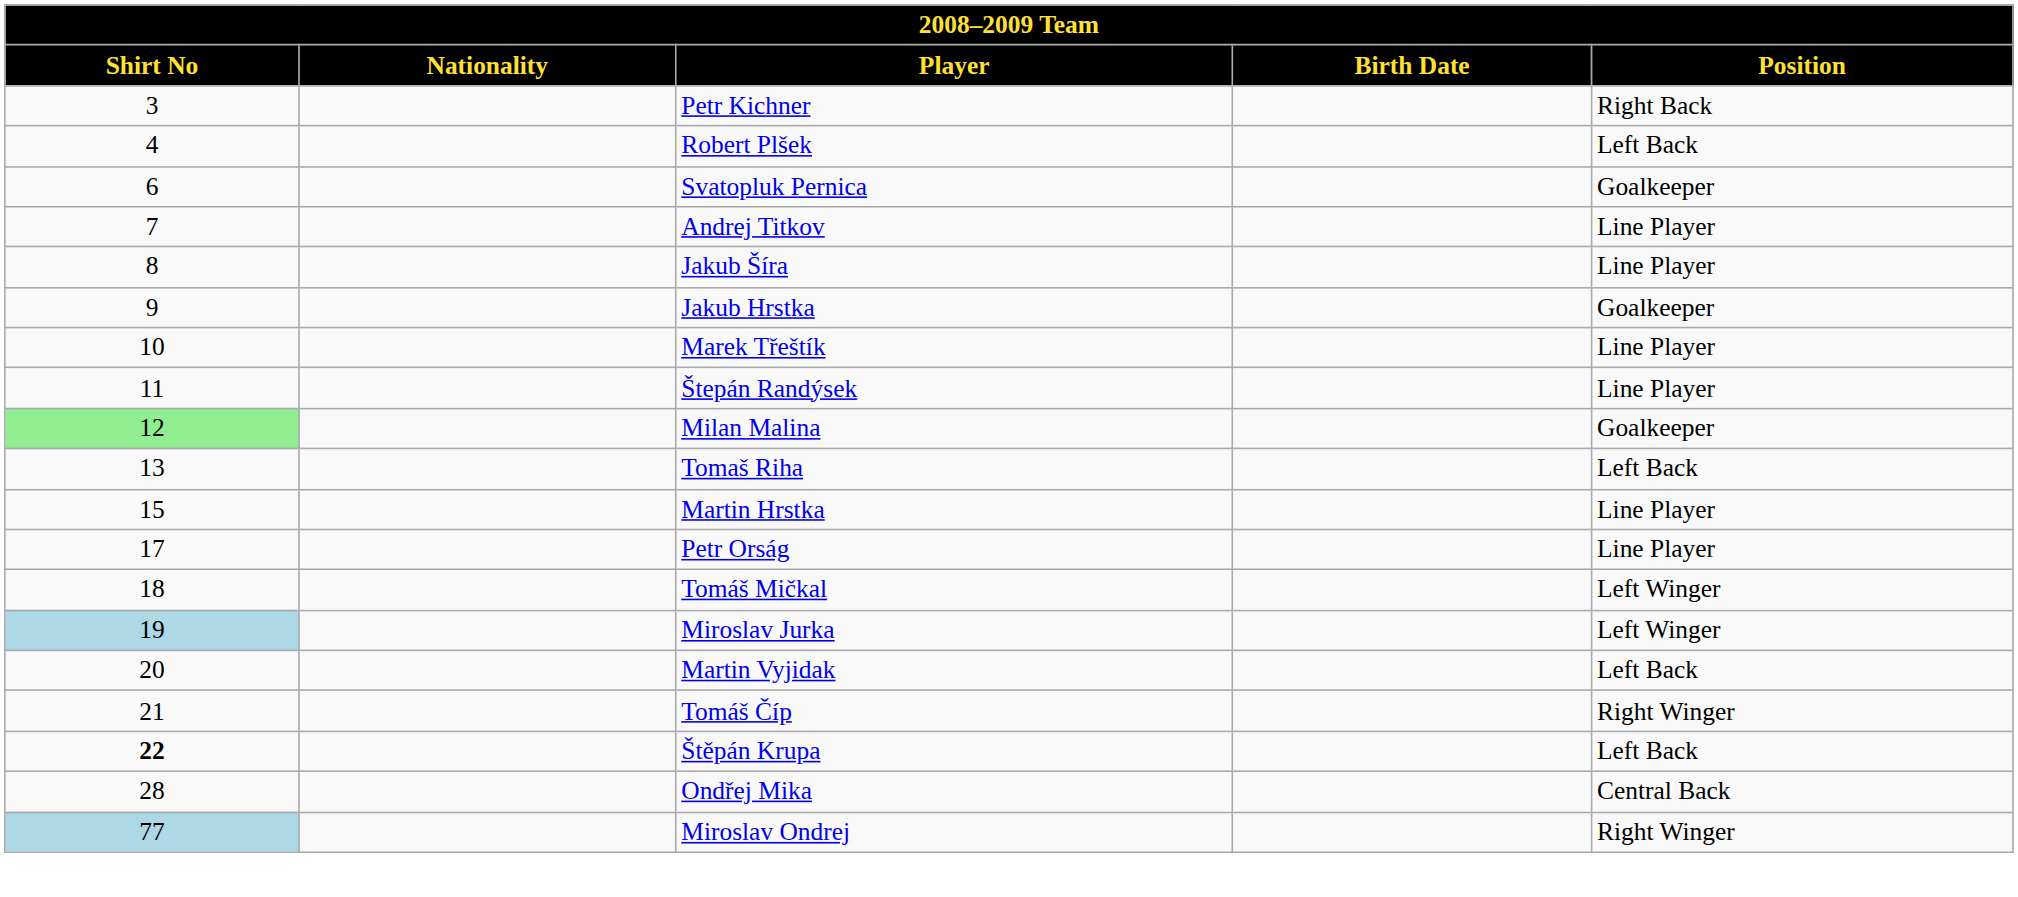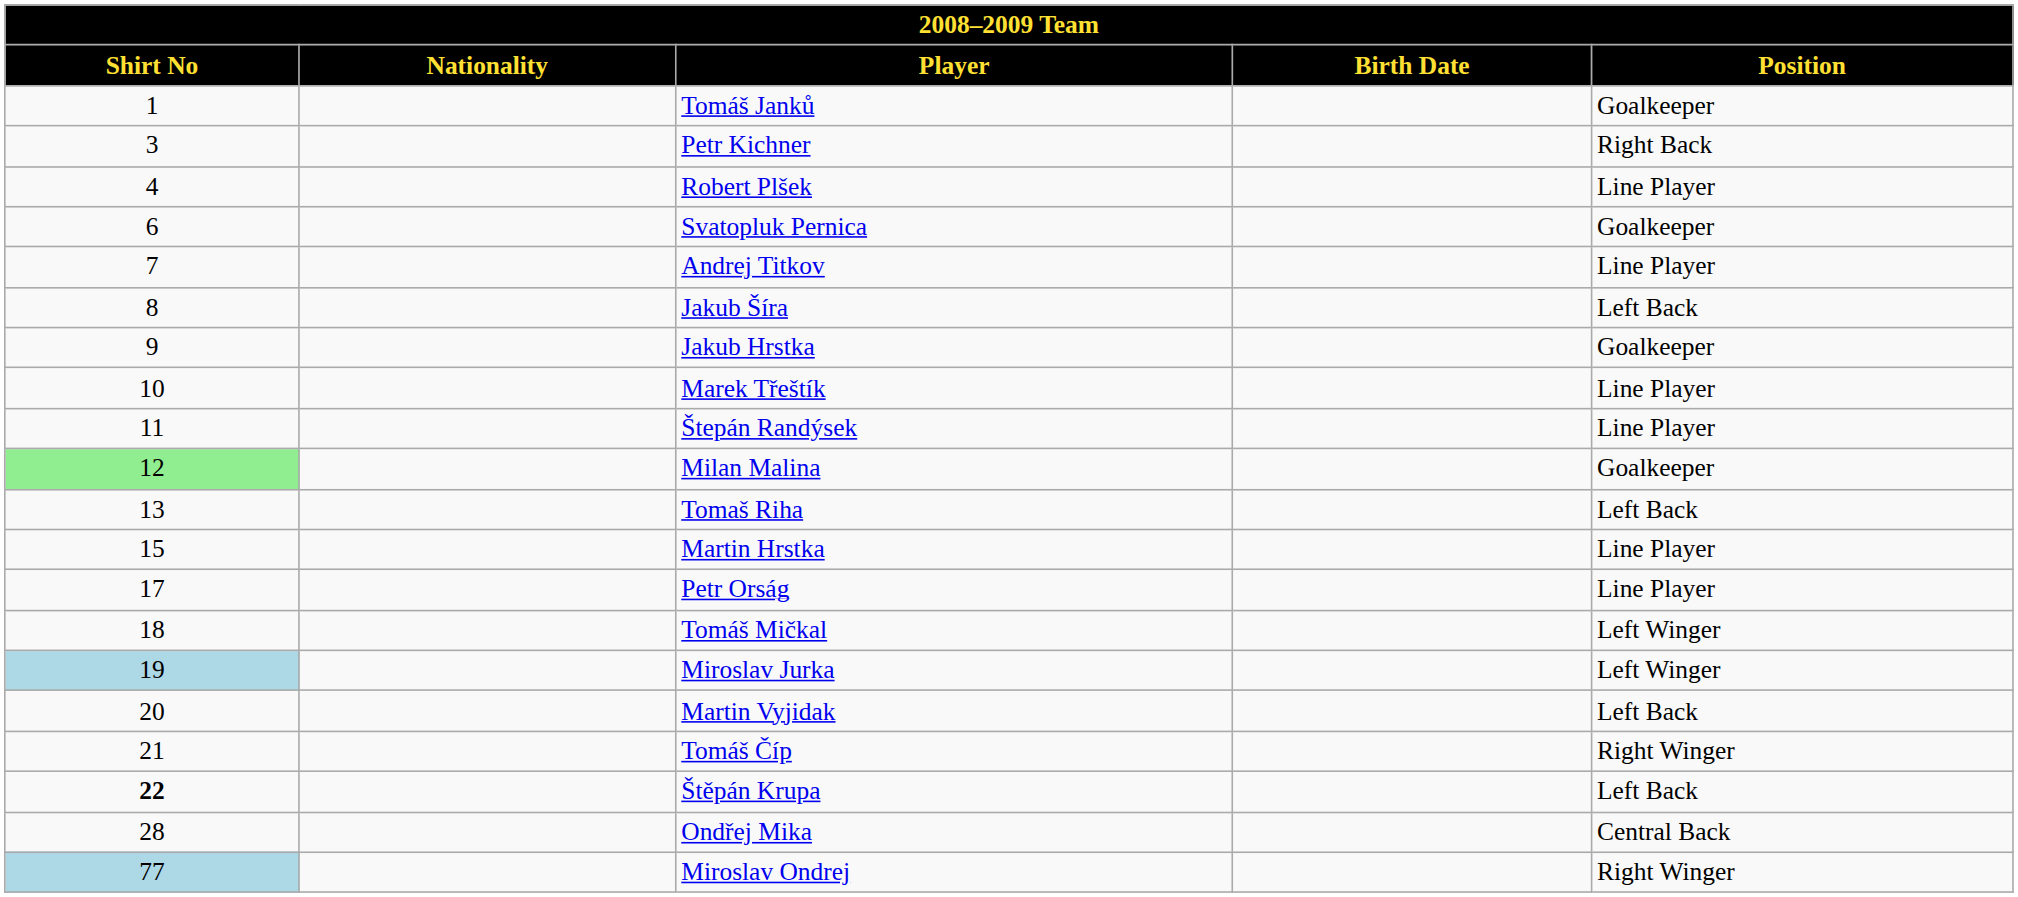+ row: (748, 105)
(1648, 145) Left Back -> (1656, 186) Line Player
(1656, 266) Line Player -> (1648, 307) Left Back
